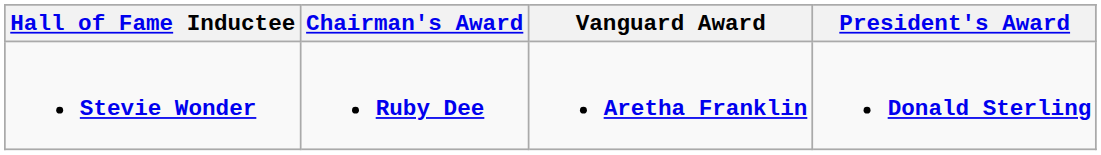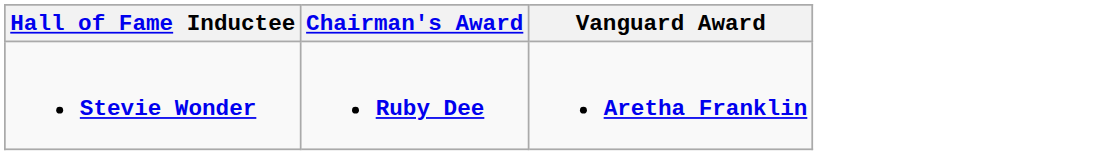- column: (955, 23)
